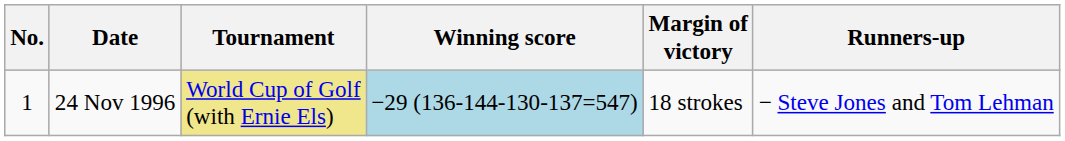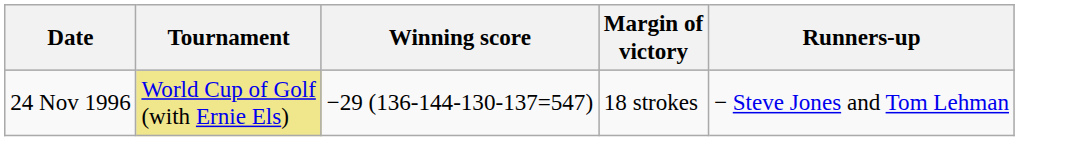- column: (27, 37)
(505, 102) lightblue background -> (460, 102) no background
